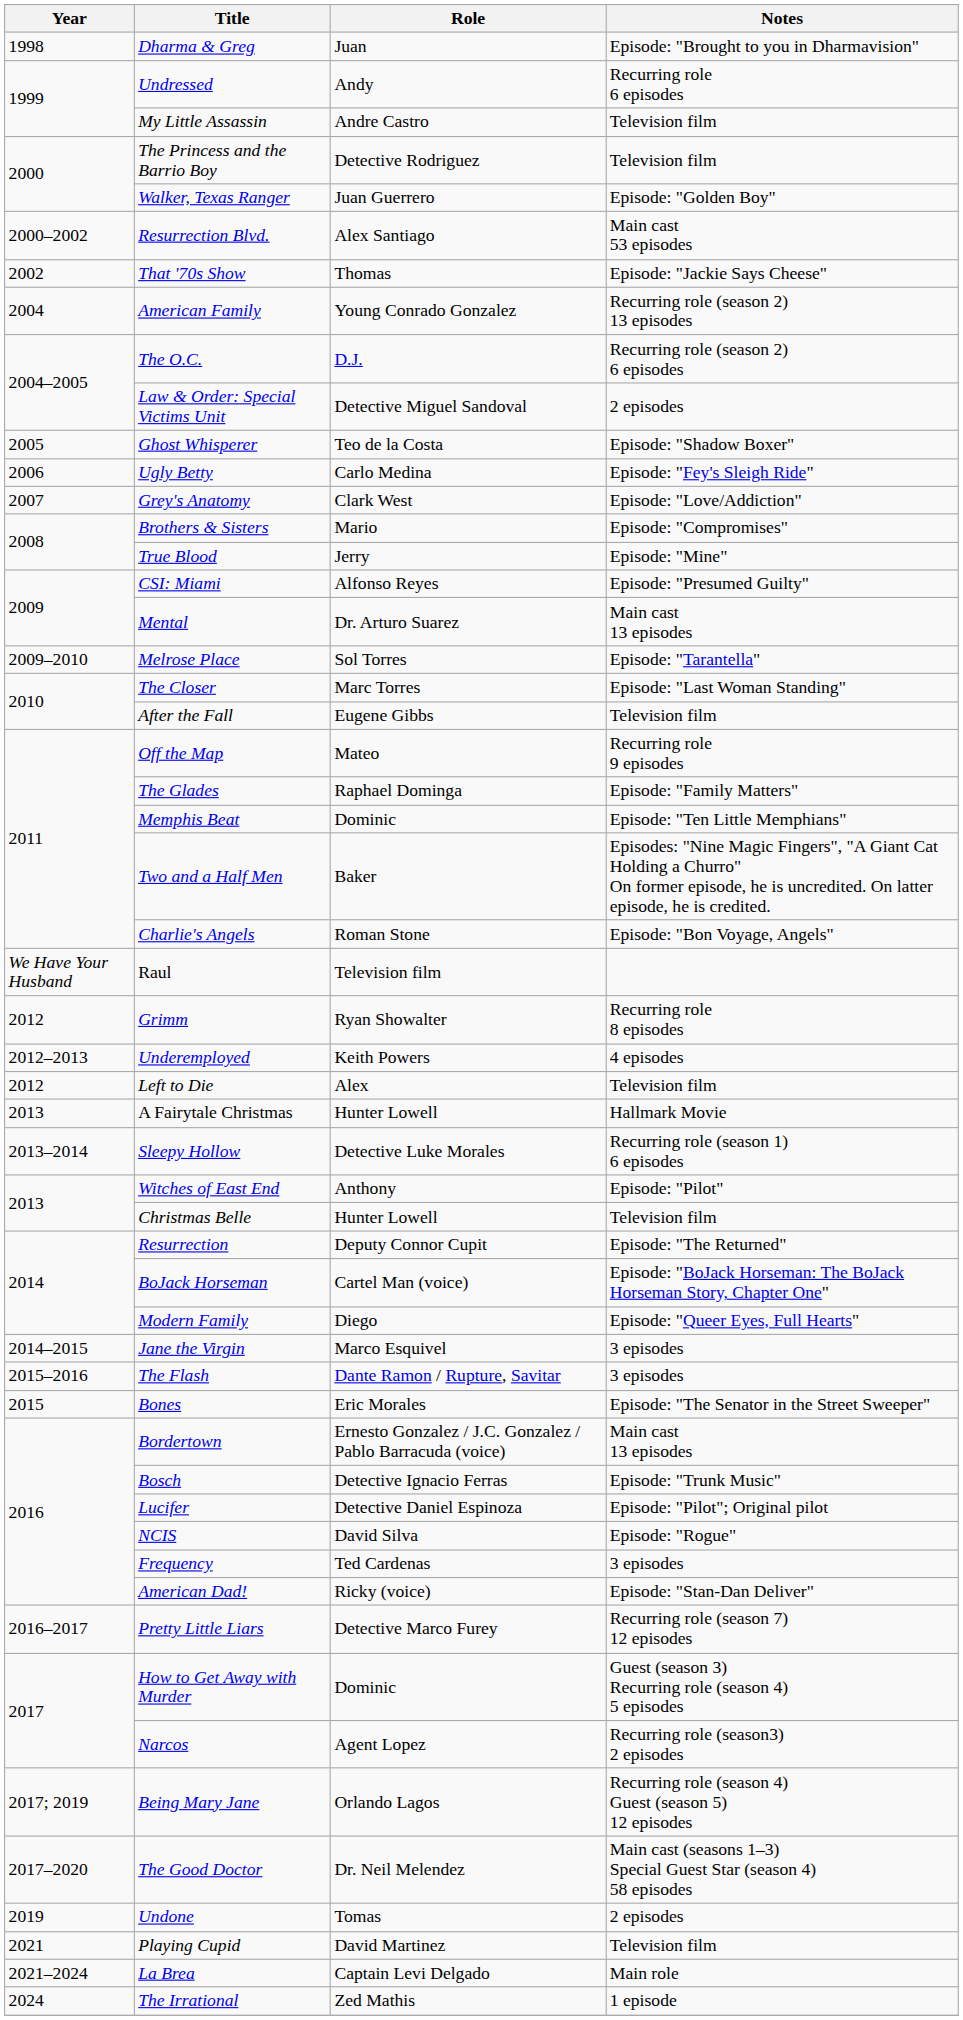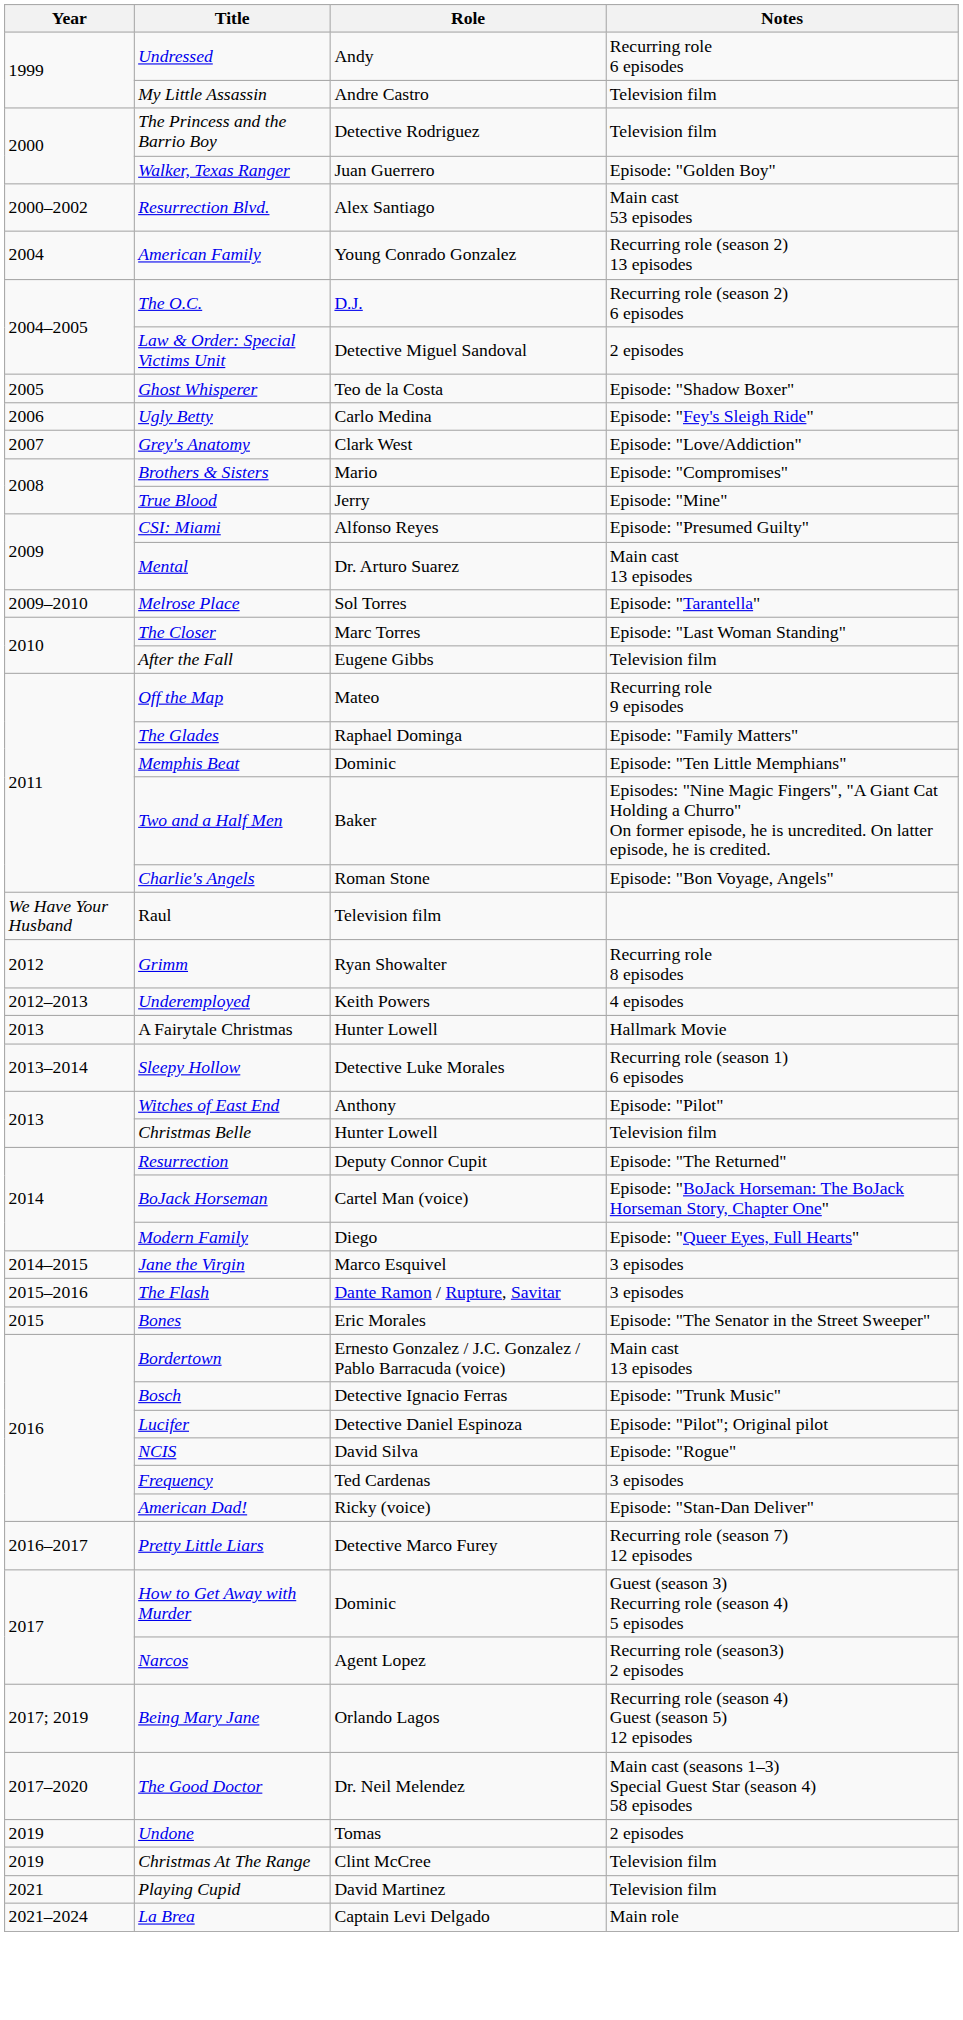- row: (196, 46)
- row: (192, 273)
- row: (176, 1085)
+ row: (224, 1861)
- row: (188, 2000)
